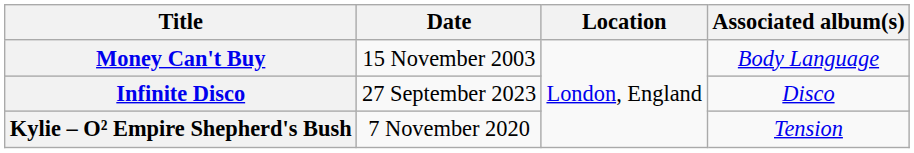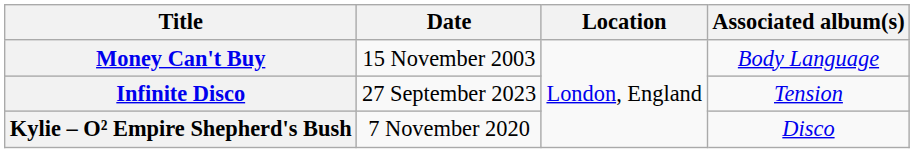(808, 93) Disco -> (808, 93) Tension
(808, 128) Tension -> (808, 128) Disco
